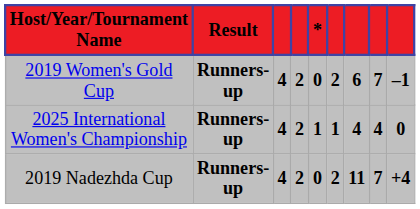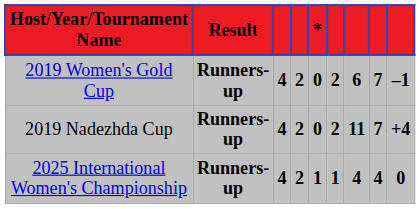rows swapped: (99, 178) <-> (99, 129)
